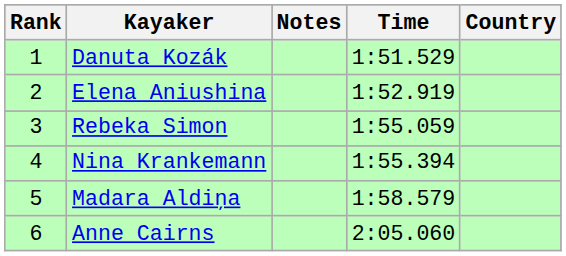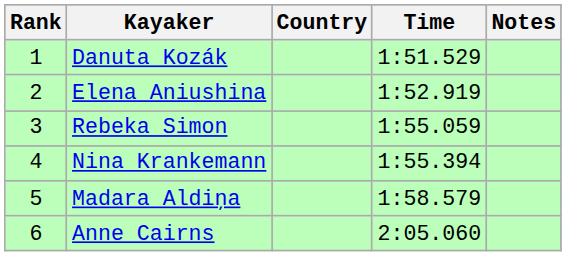columns swapped: (511, 22) <-> (309, 22)
